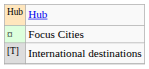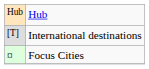rows swapped: (56, 34) <-> (85, 53)
